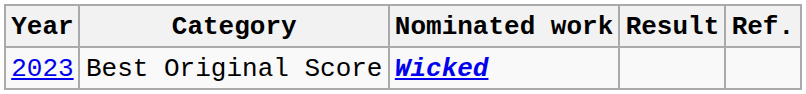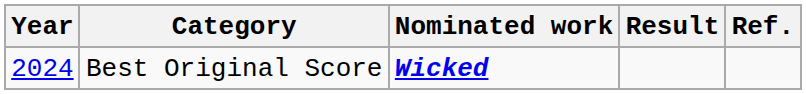(42, 69) 2023 -> (42, 69) 2024
